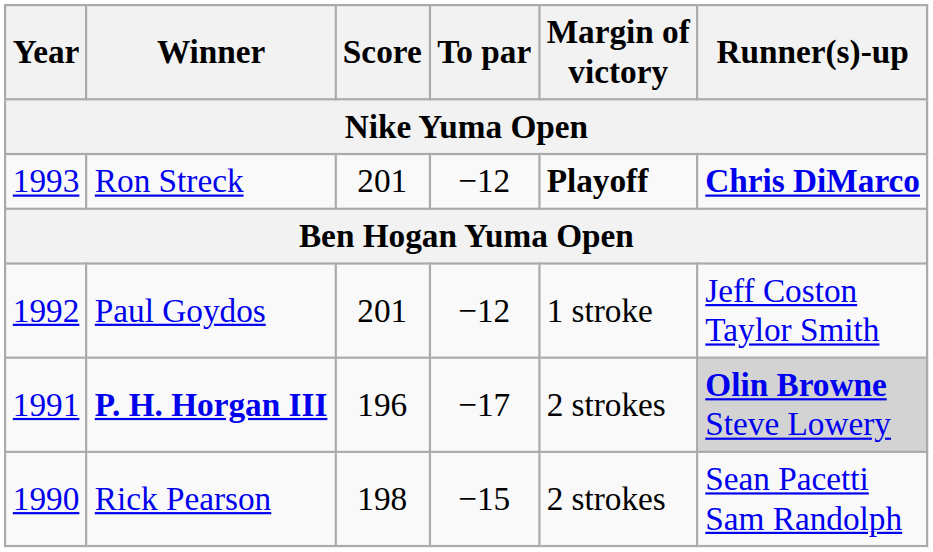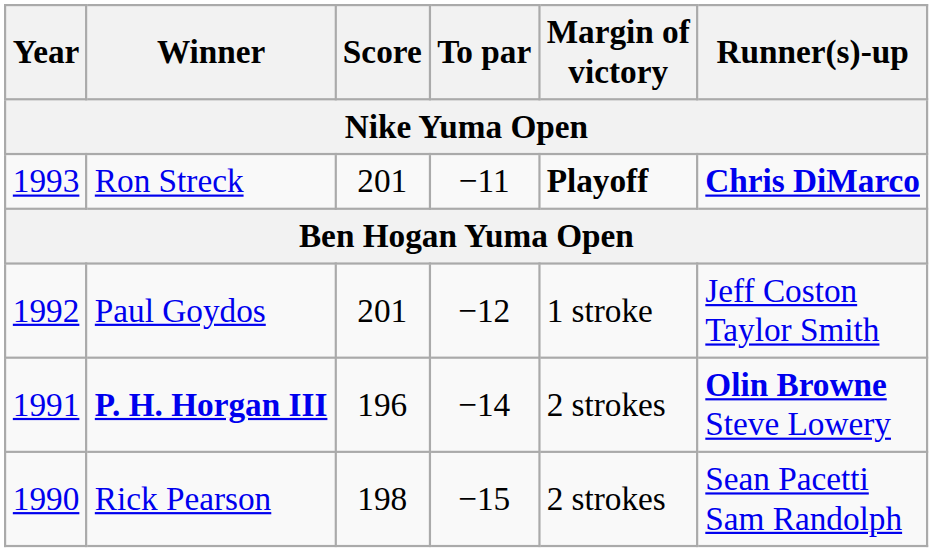(484, 181) −12 -> (484, 181) −11
(484, 405) −17 -> (484, 405) −14
(798, 405) lightgrey background -> (798, 405) no background
